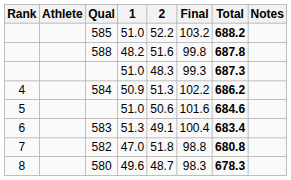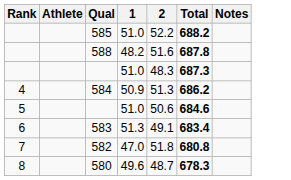- column: (194, 14)
